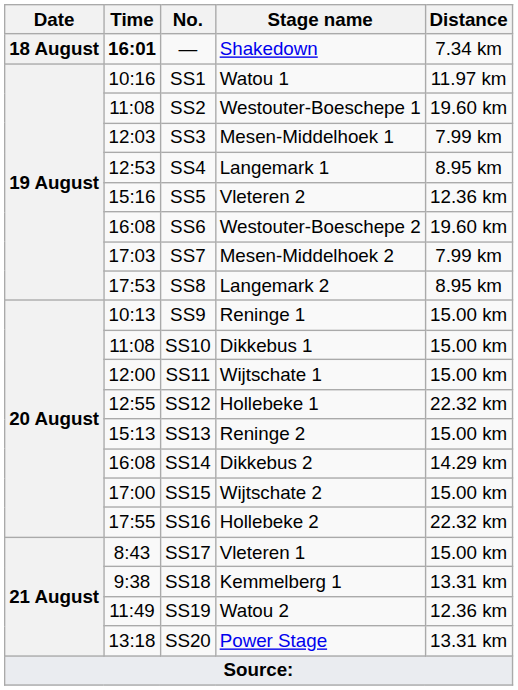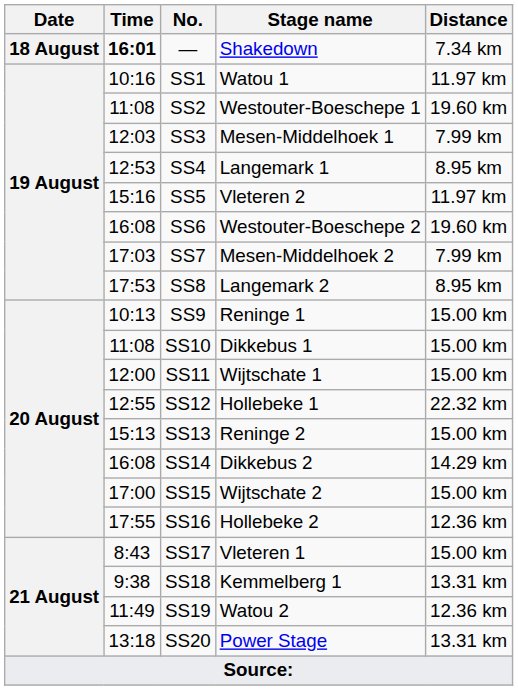(469, 197) 12.36 km -> (469, 197) 11.97 km
(469, 522) 22.32 km -> (469, 522) 12.36 km
